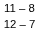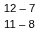rows swapped: (19, 24) <-> (19, 8)
